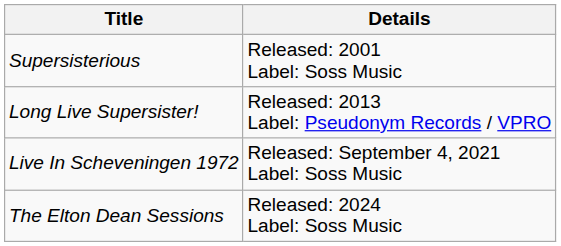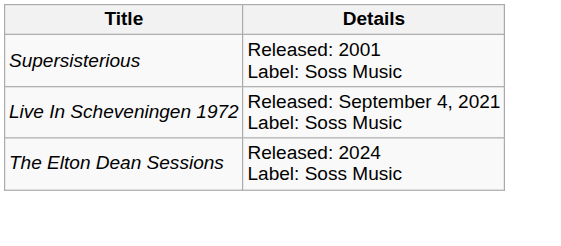- row: (104, 112)
